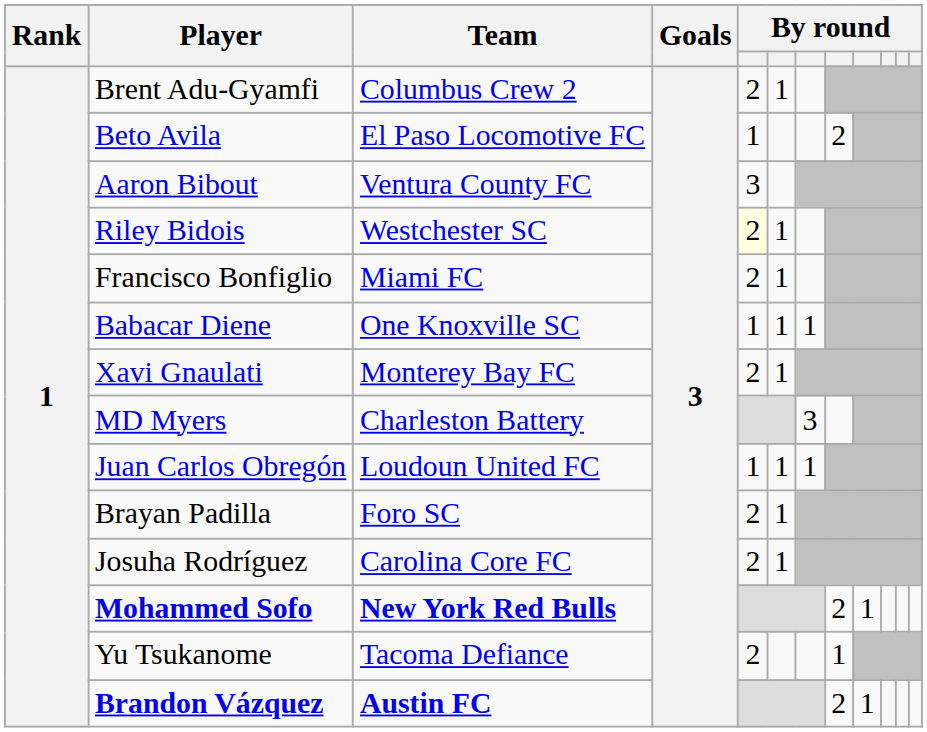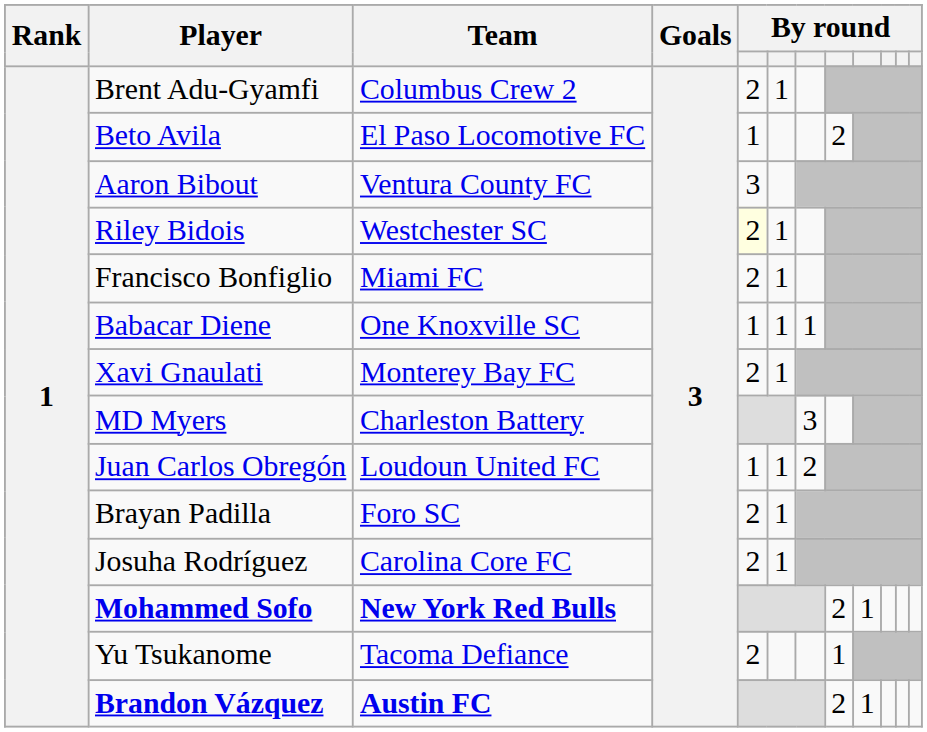(810, 466) 1 -> (810, 466) 2
